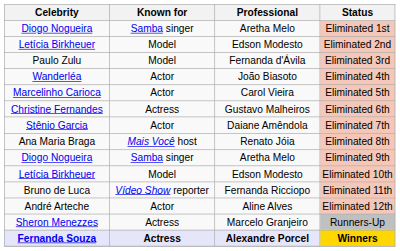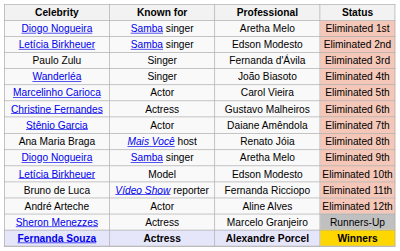(162, 45) Model -> (162, 45) Samba singer
(162, 61) Model -> (162, 61) Singer
(162, 77) Actor -> (162, 77) Singer
